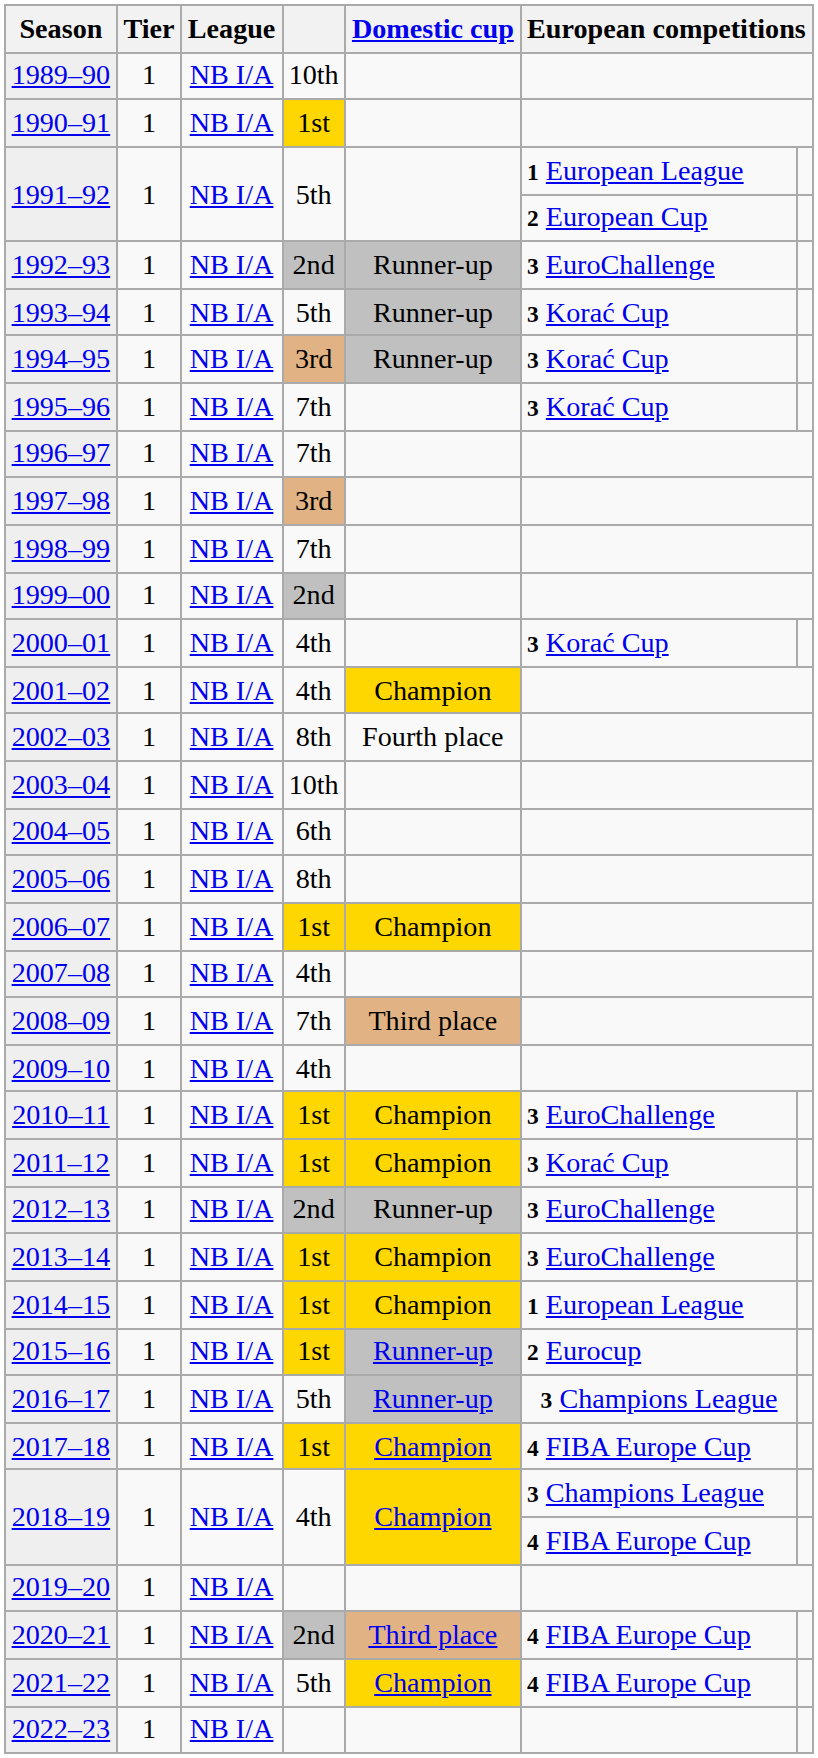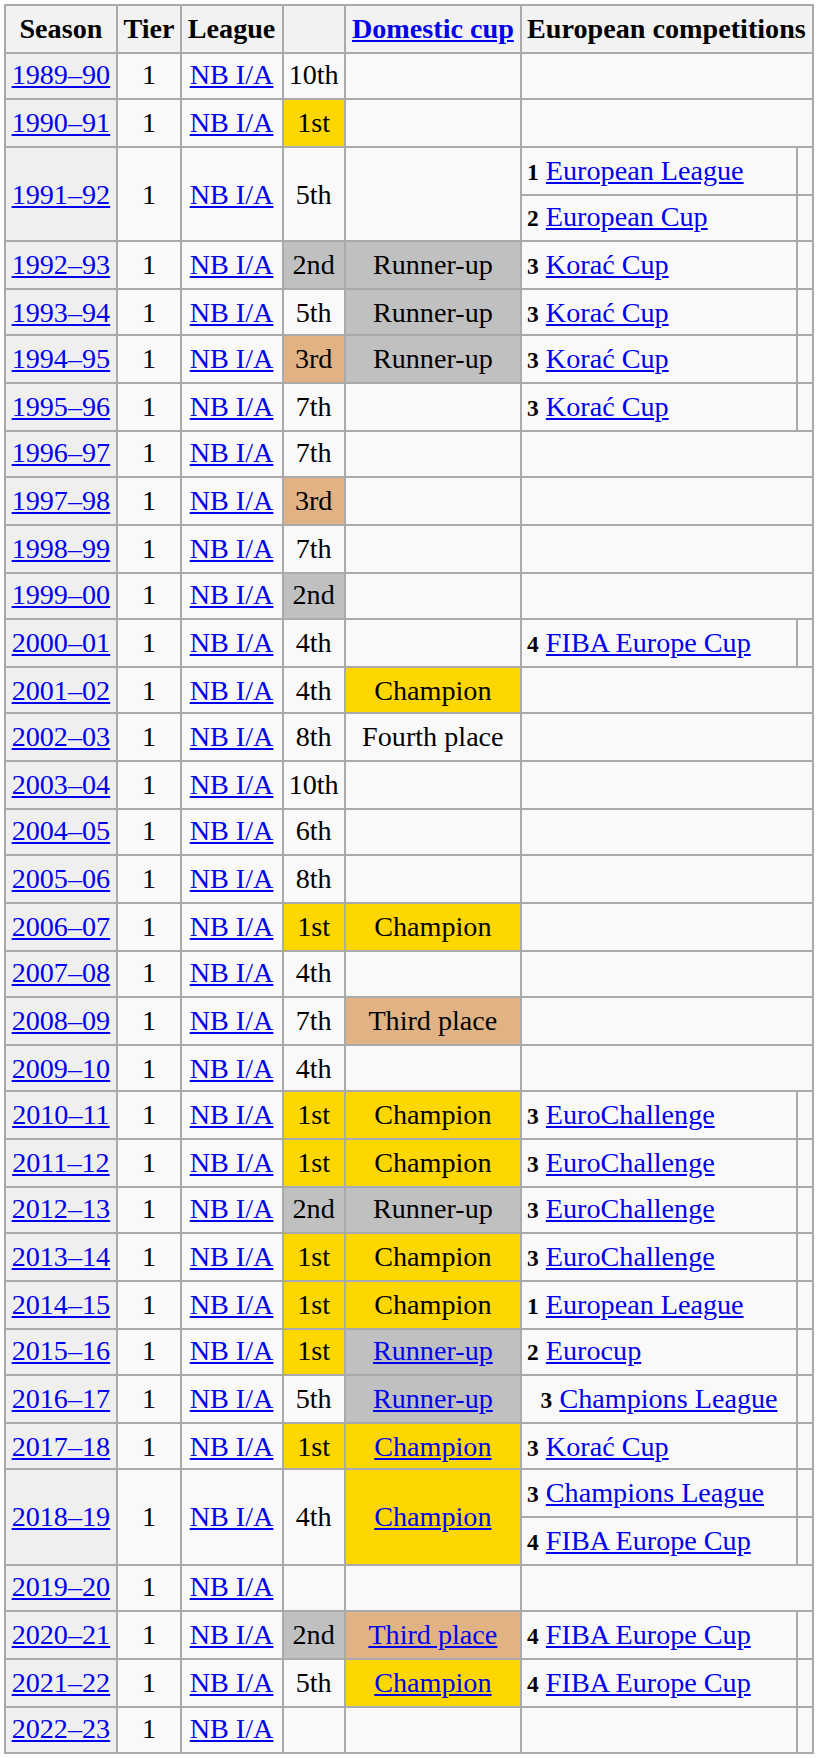(621, 264) 3 EuroChallenge -> (598, 264) 3 Korać Cup
(598, 642) 3 Korać Cup -> (639, 642) 4 FIBA Europe Cup
(598, 1162) 3 Korać Cup -> (621, 1162) 3 EuroChallenge
(639, 1445) 4 FIBA Europe Cup -> (598, 1445) 3 Korać Cup
